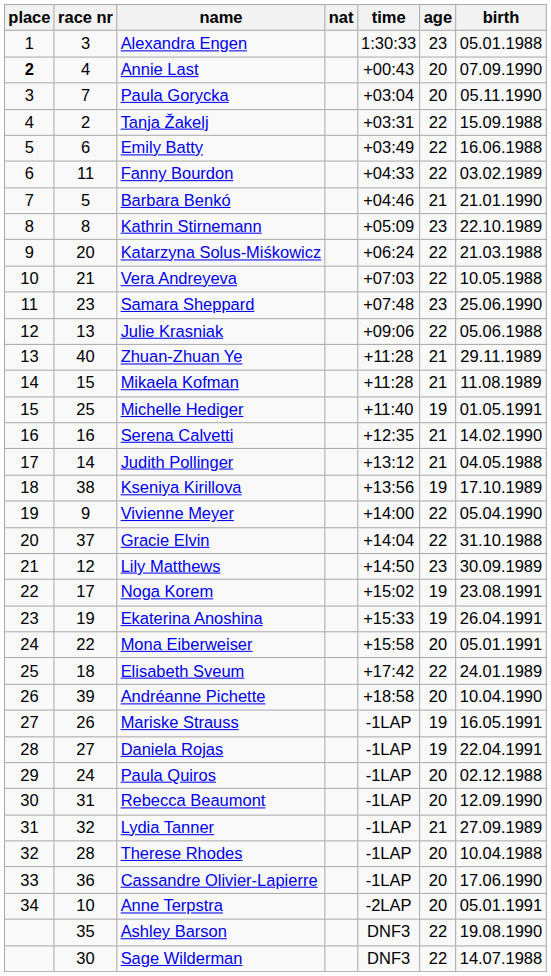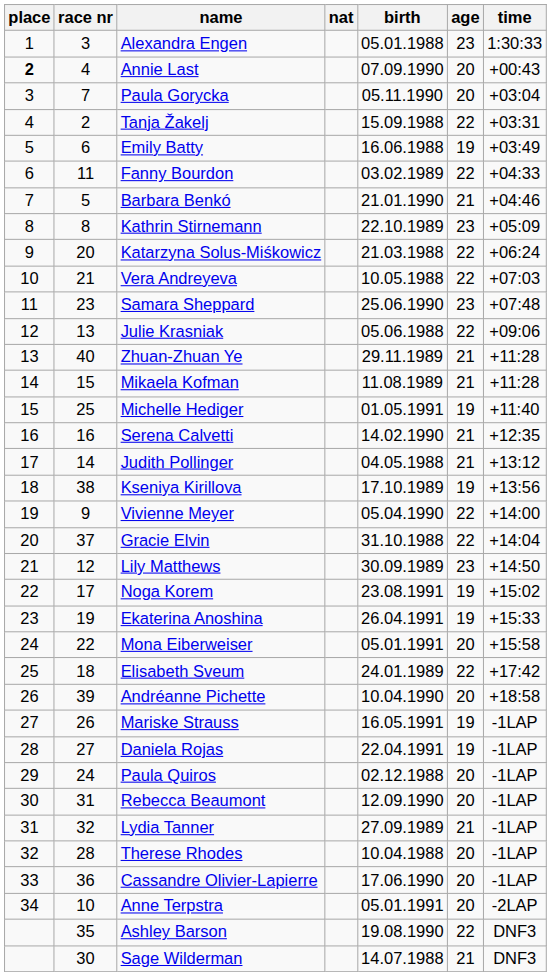columns swapped: (501, 17) <-> (389, 17)
(438, 148) 22 -> (465, 148) 19
(438, 958) 22 -> (465, 958) 21
